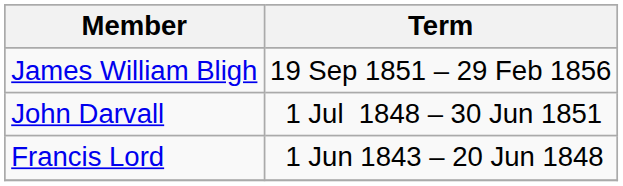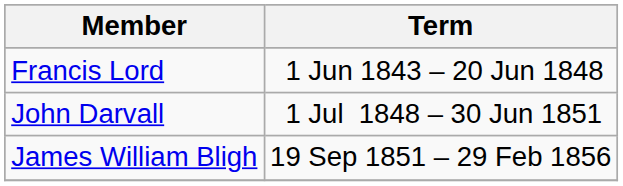rows swapped: (88, 157) <-> (134, 69)
